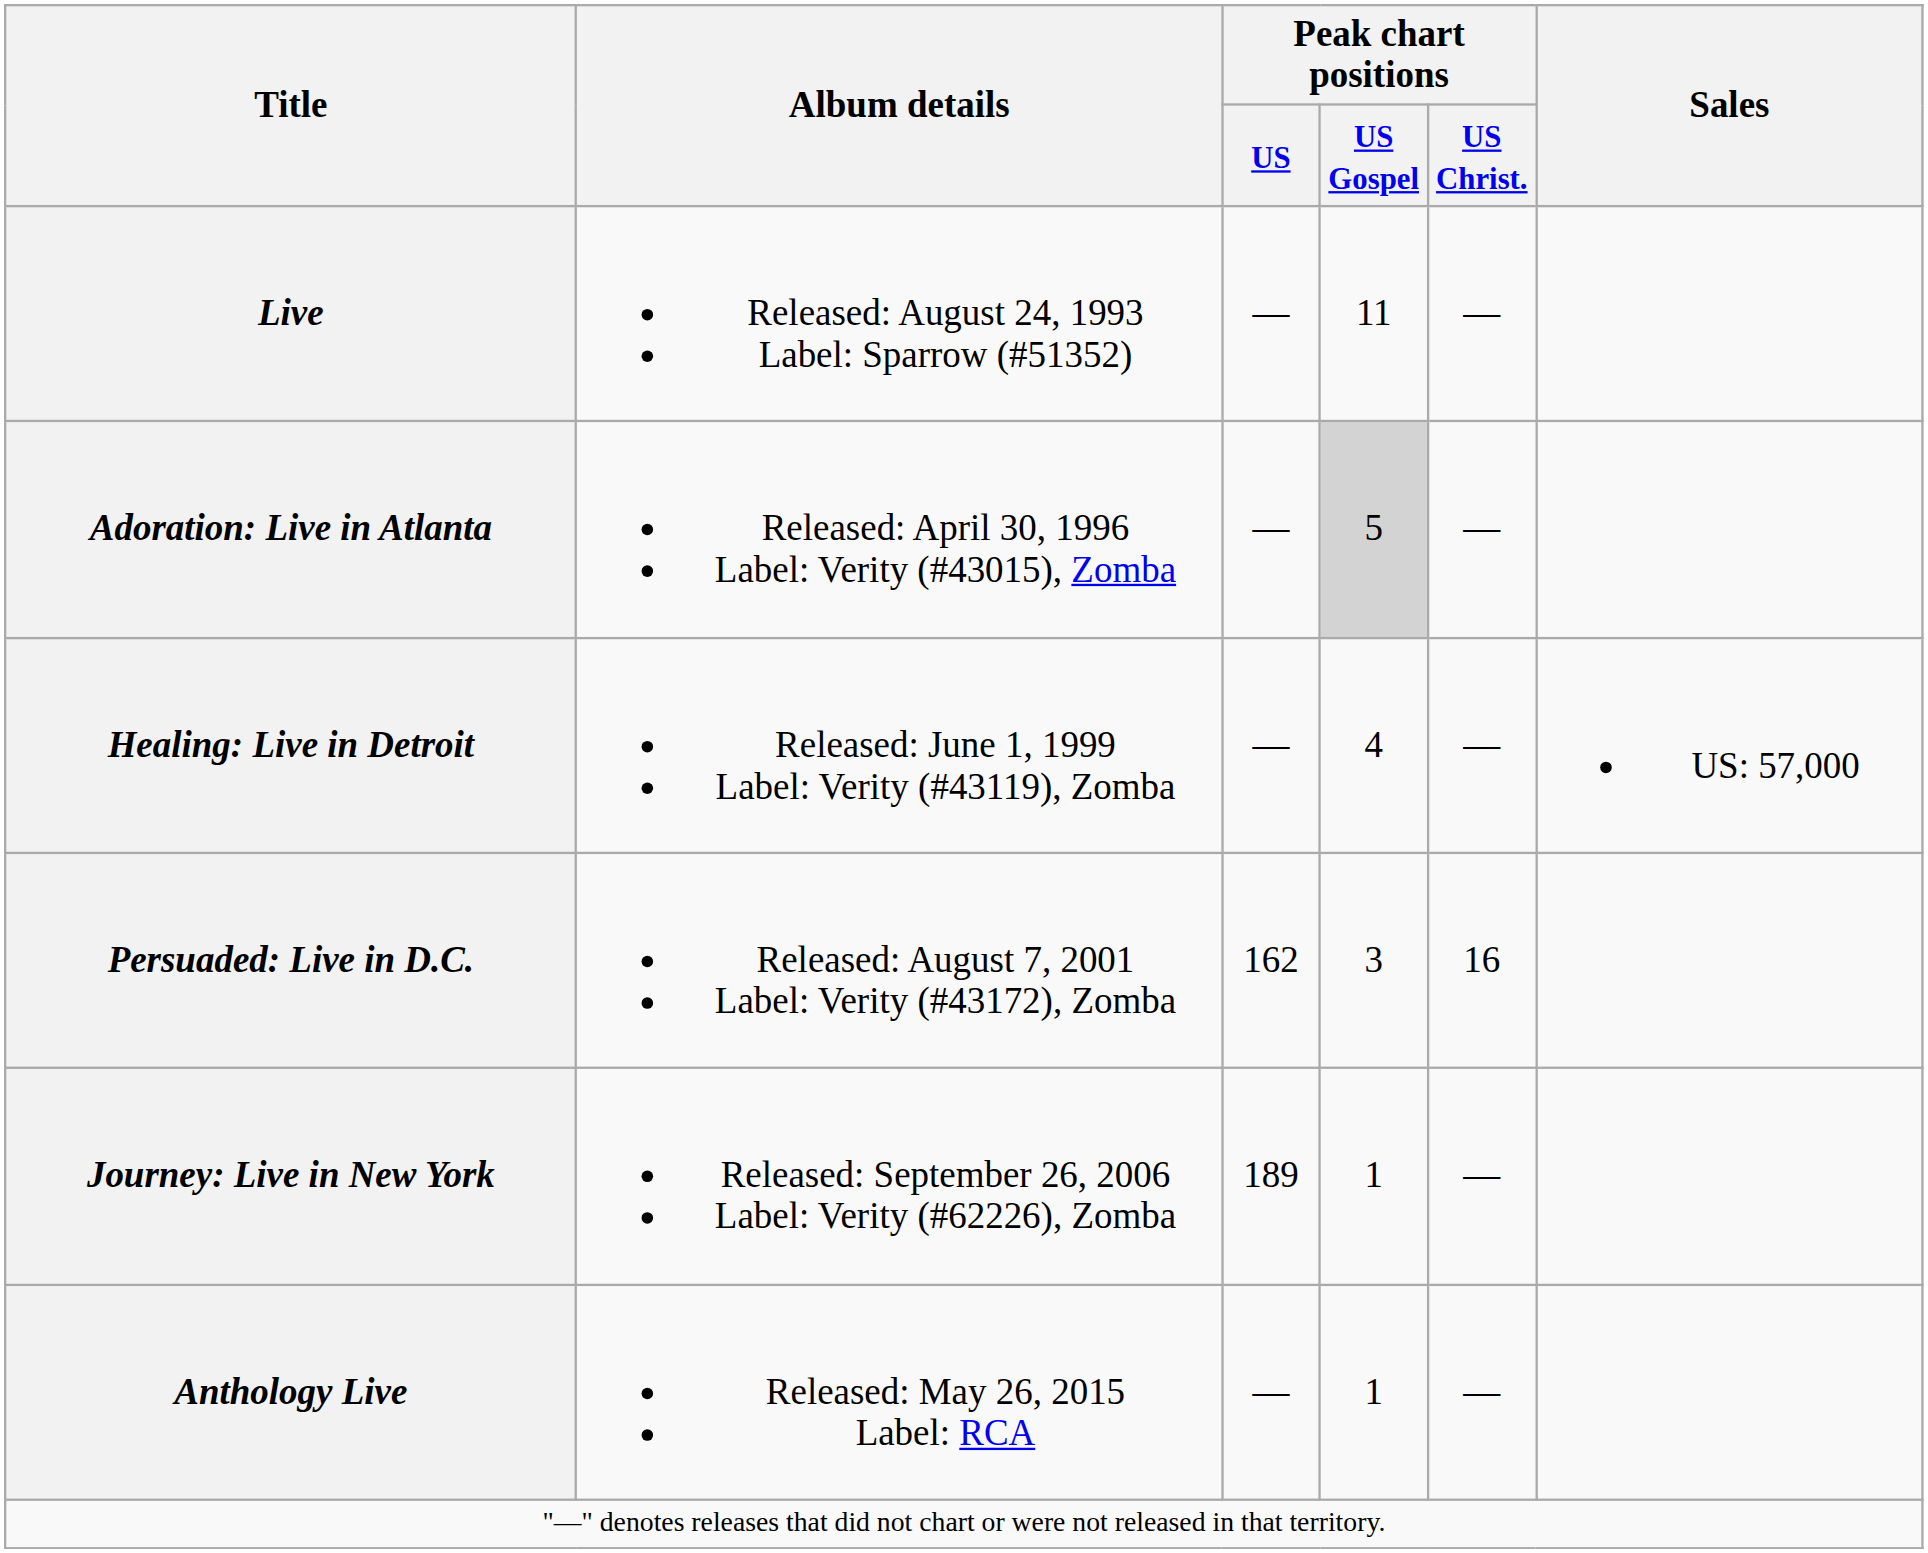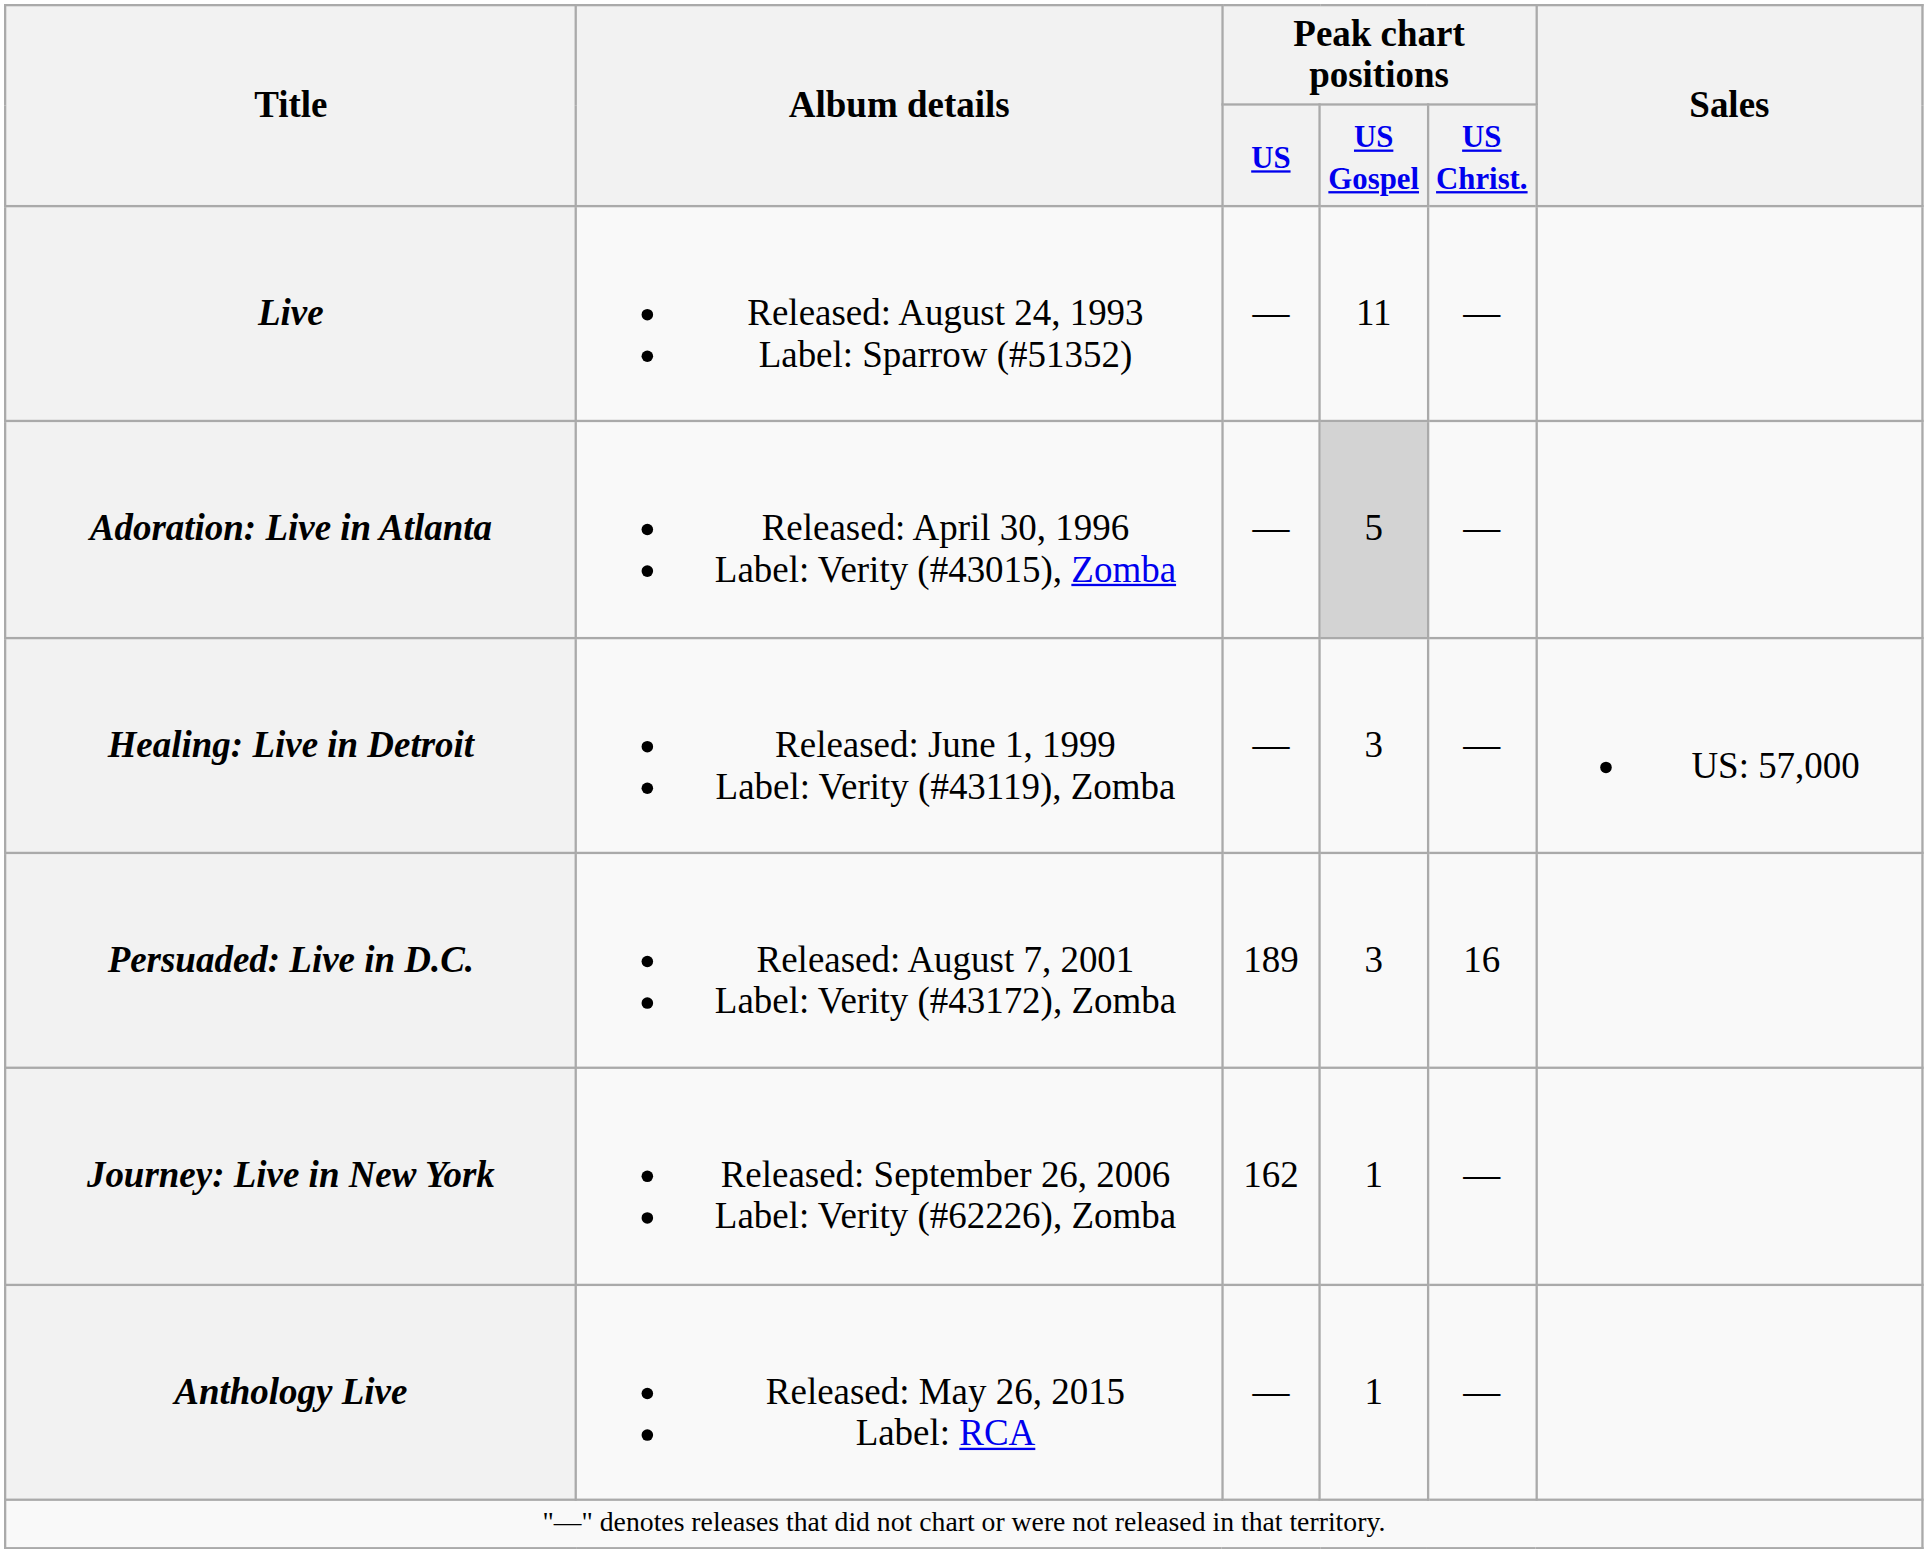(1374, 744) 4 -> (1374, 744) 3
(1271, 959) 162 -> (1271, 959) 189
(1271, 1175) 189 -> (1271, 1175) 162
